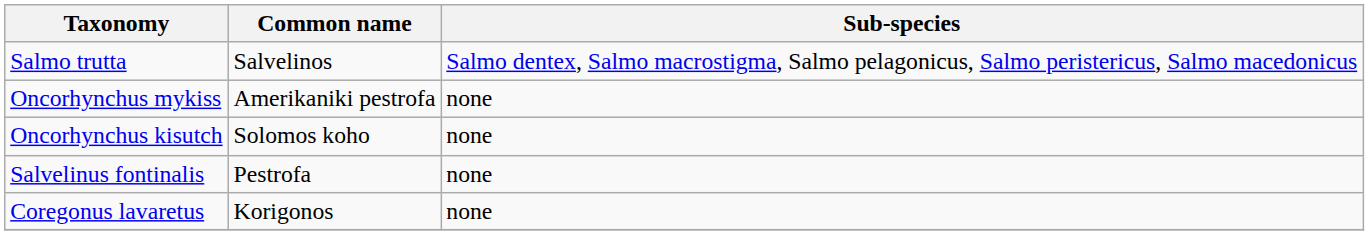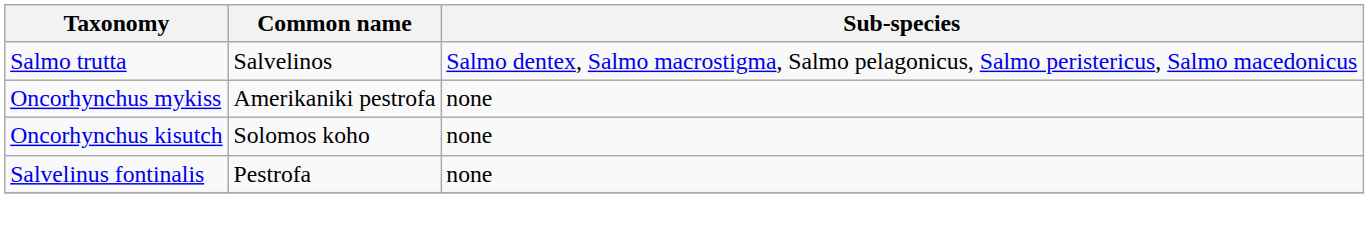- row: (107, 211)
